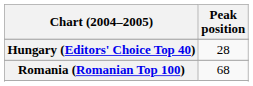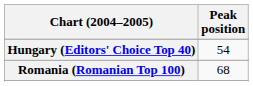(223, 49) 28 -> (223, 49) 54
